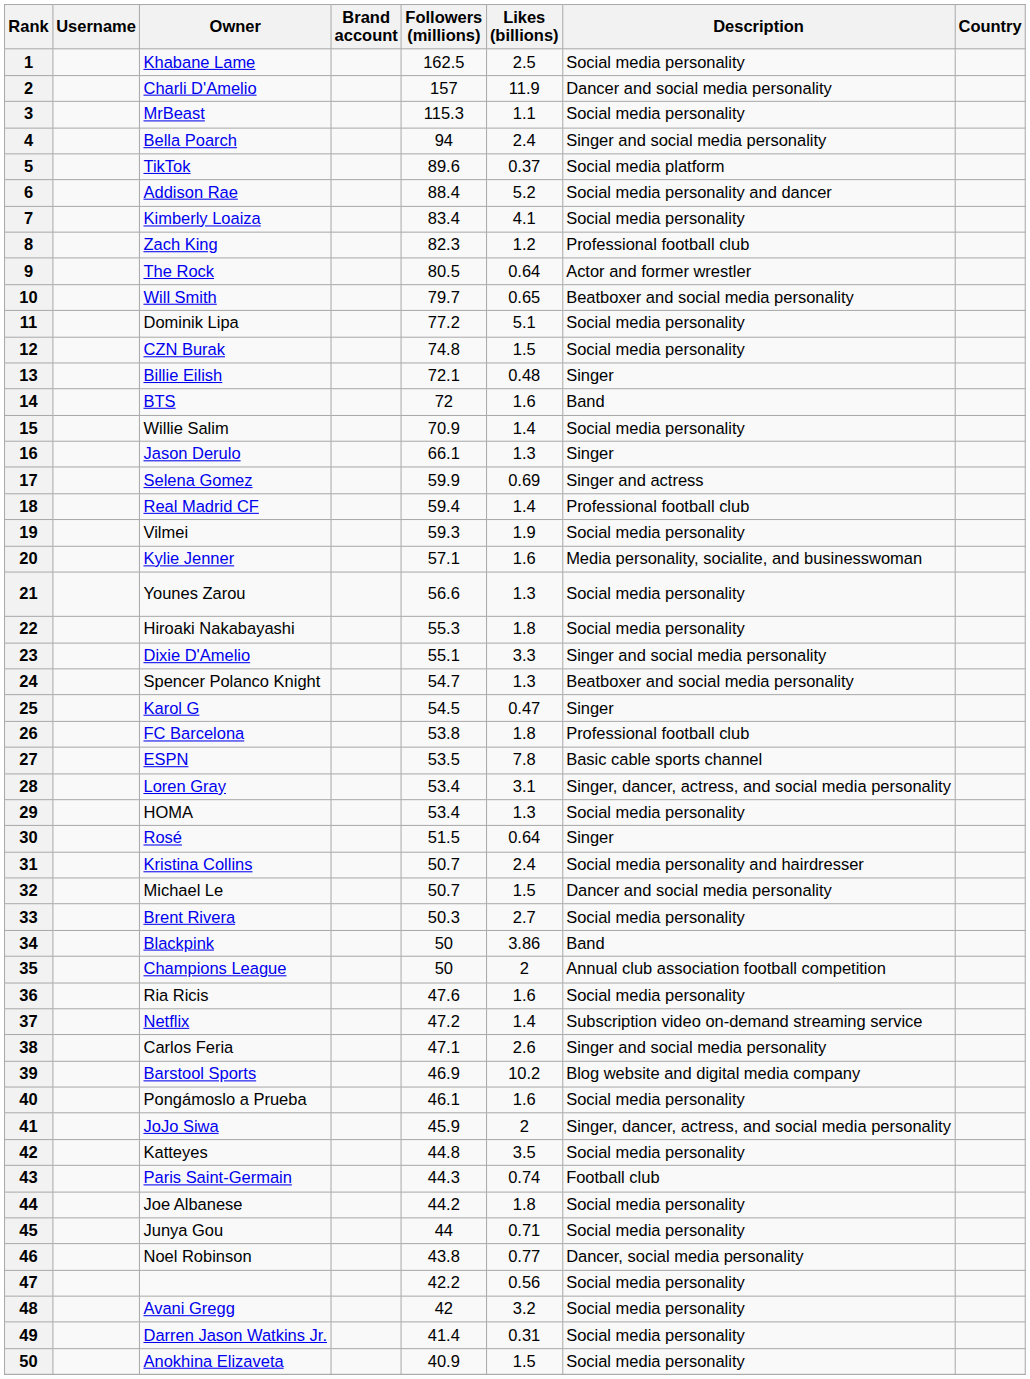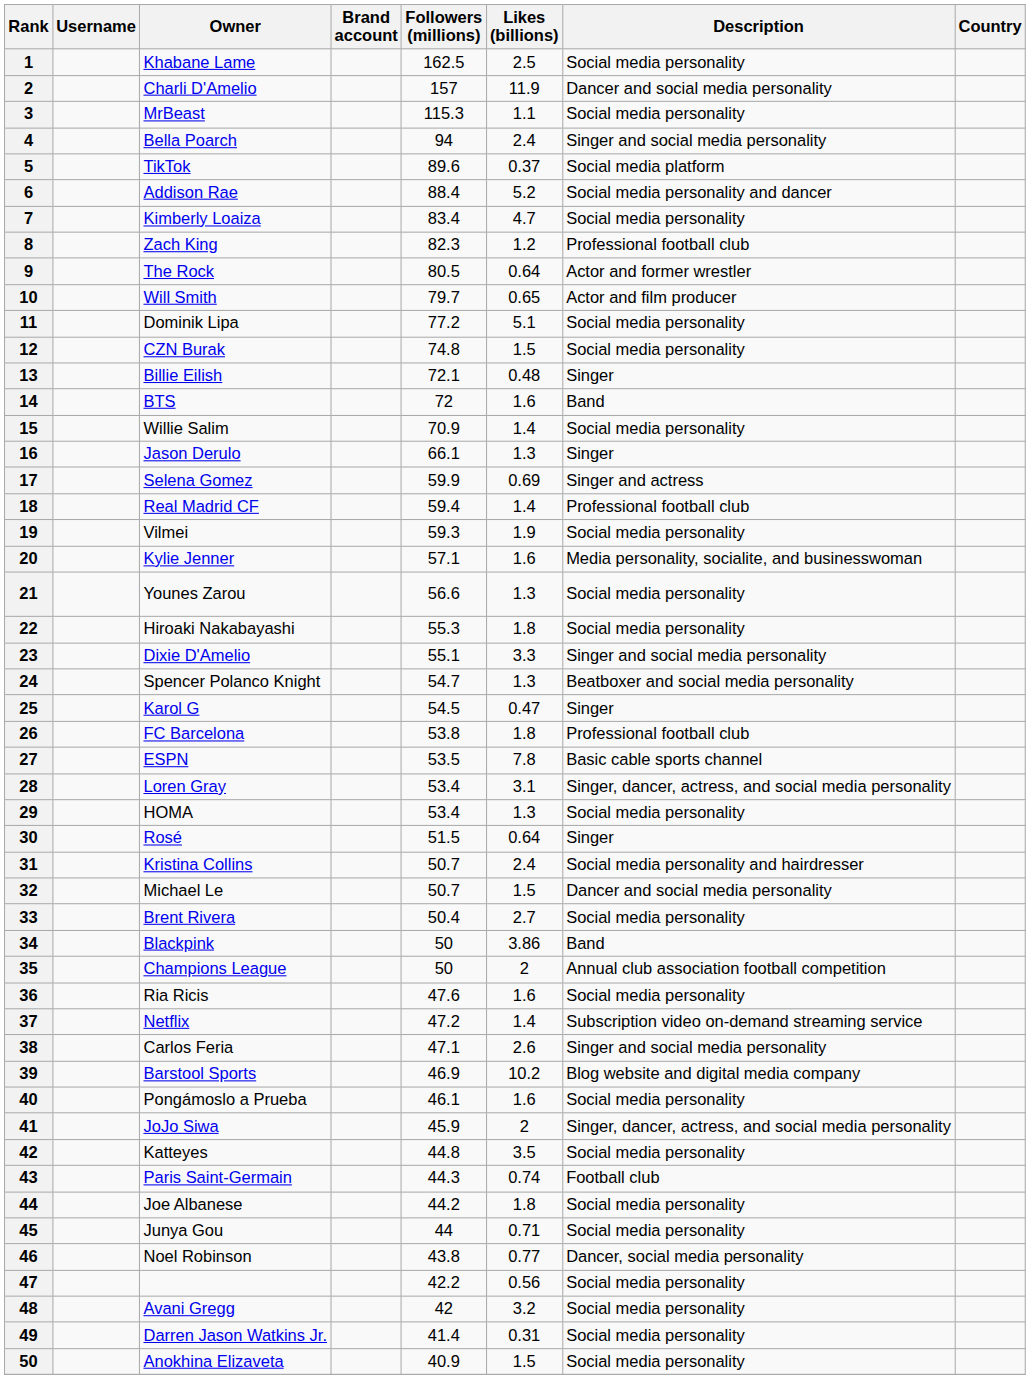(524, 219) 4.1 -> (524, 219) 4.7
(710, 297) Beatboxer and social media personality -> (651, 297) Actor and film producer
(444, 917) 50.3 -> (444, 917) 50.4
